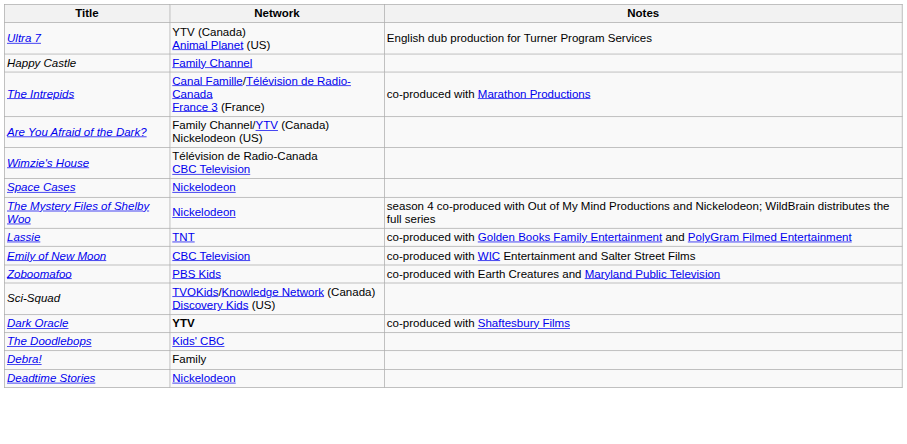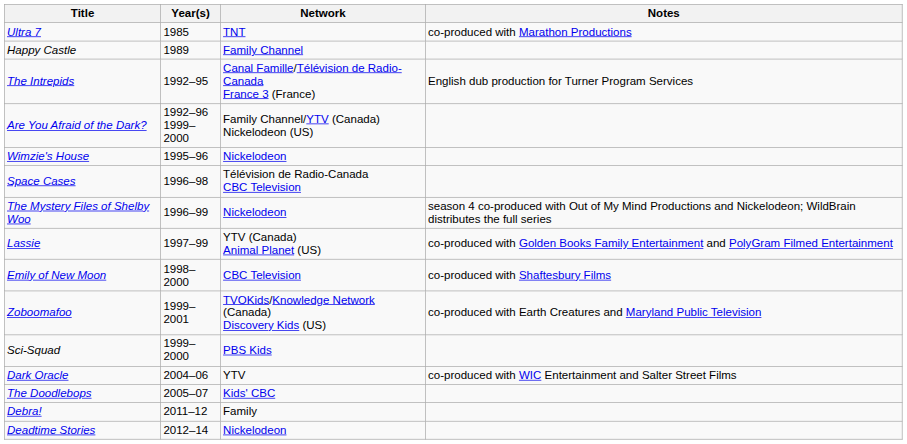+ column: (191, 13)
(221, 38) YTV (Canada) Animal Planet (US) -> (234, 31) TNT
(519, 38) English dub production for Turner Program Services -> (530, 31) co-produced with Marathon Productions
(489, 94) co-produced with Marathon Productions -> (561, 81) English dub production for Turner Program Services
(245, 163) Télévision de Radio-Canada CBC Television -> (255, 156) Nickelodeon
(204, 188) Nickelodeon -> (296, 181) Télévision de Radio-Canada CBC Television
(183, 237) TNT -> (272, 244) YTV (Canada) Animal Planet (US)
(541, 255) co-produced with WIC Entertainment and Salter Street Films -> (520, 275) co-produced with Shaftesbury Films
(197, 274) PBS Kids -> (299, 312) TVOKids/Knowledge Network (Canada) Discovery Kids (US)
(274, 298) TVOKids/Knowledge Network (Canada) Discovery Kids (US) -> (247, 350) PBS Kids
(184, 323) bold -> (234, 375) normal
(478, 323) co-produced with Shaftesbury Films -> (582, 375) co-produced with WIC Entertainment and Salter Street Films
